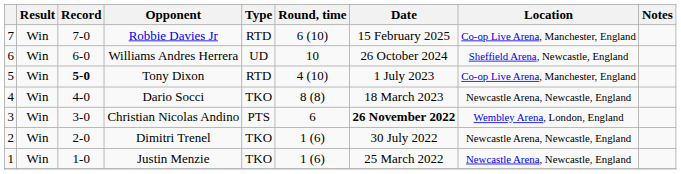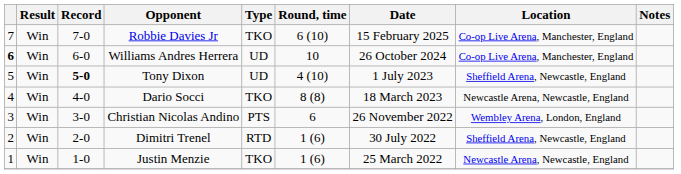(259, 35) RTD -> (259, 35) TKO
(11, 55) normal -> (11, 55) bold
(549, 56) Sheffield Arena, Newcastle, England -> (546, 56) Co-op Live Arena, Manchester, England
(259, 76) RTD -> (259, 76) UD
(549, 77) Co-op Live Arena, Manchester, England -> (546, 77) Sheffield Arena, Newcastle, England
(404, 117) bold -> (403, 117) normal
(259, 138) TKO -> (259, 138) RTD
(549, 138) Newcastle Arena, Newcastle, England -> (546, 138) Sheffield Arena, Newcastle, England
